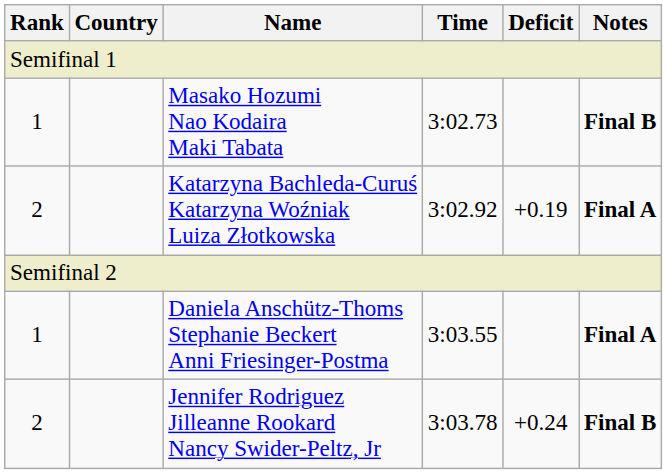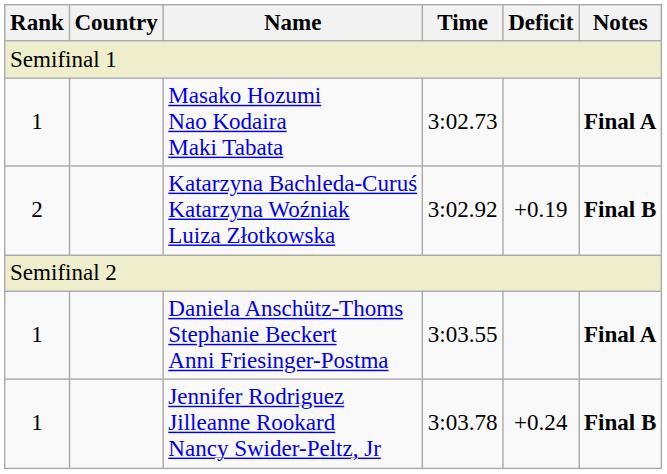(620, 121) Final B -> (620, 121) Final A
(620, 210) Final A -> (620, 210) Final B
(37, 423) 2 -> (37, 423) 1
